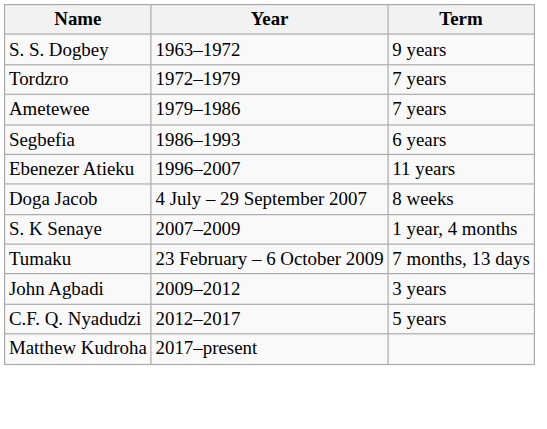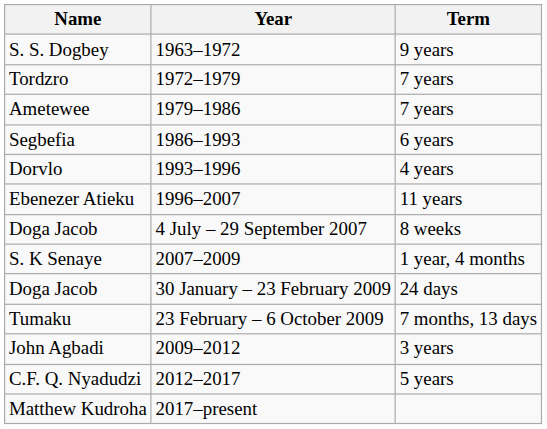+ row: (36, 169)
+ row: (53, 288)
